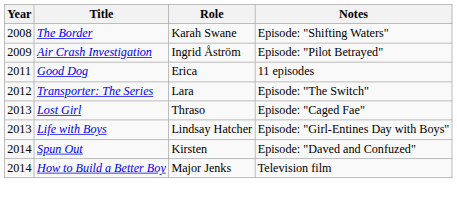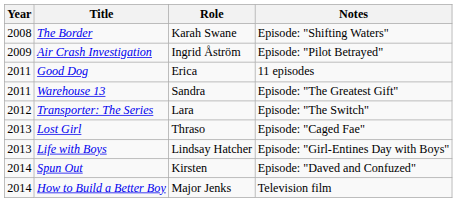+ row: (71, 91)
